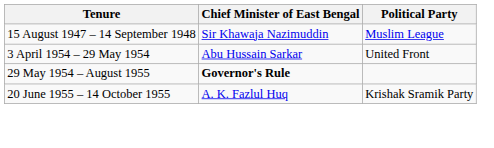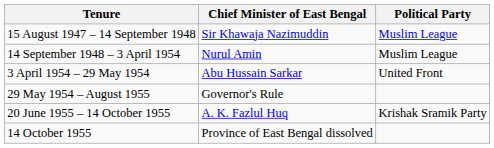+ row: (94, 53)
(246, 73) bold -> (242, 93) normal
+ row: (49, 133)
